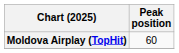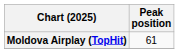(151, 40) 60 -> (151, 40) 61
